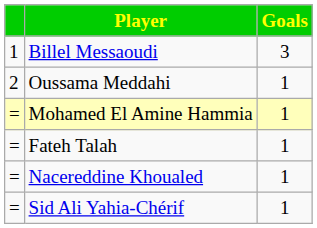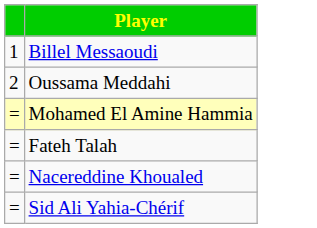- column: (285, 20)
